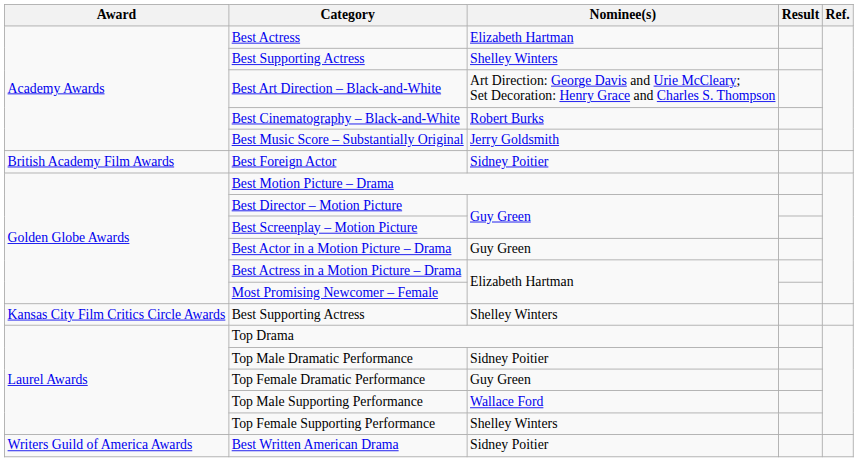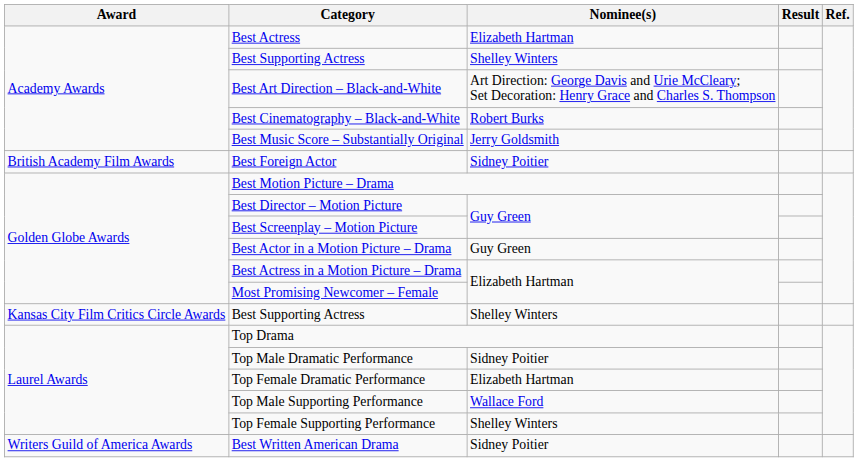(500, 380) Guy Green -> (522, 380) Elizabeth Hartman
